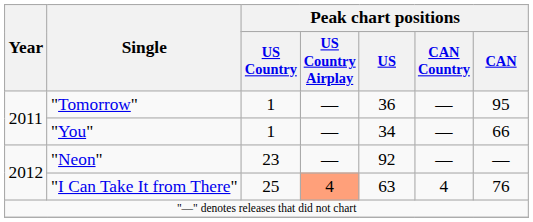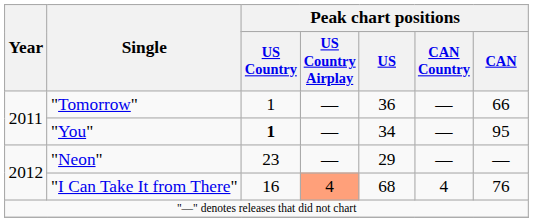(501, 104) 95 -> (501, 104) 66
(271, 131) normal -> (271, 131) bold
(501, 131) 66 -> (501, 131) 95
(387, 159) 92 -> (387, 159) 29
(271, 186) 25 -> (271, 186) 16
(387, 186) 63 -> (387, 186) 68
